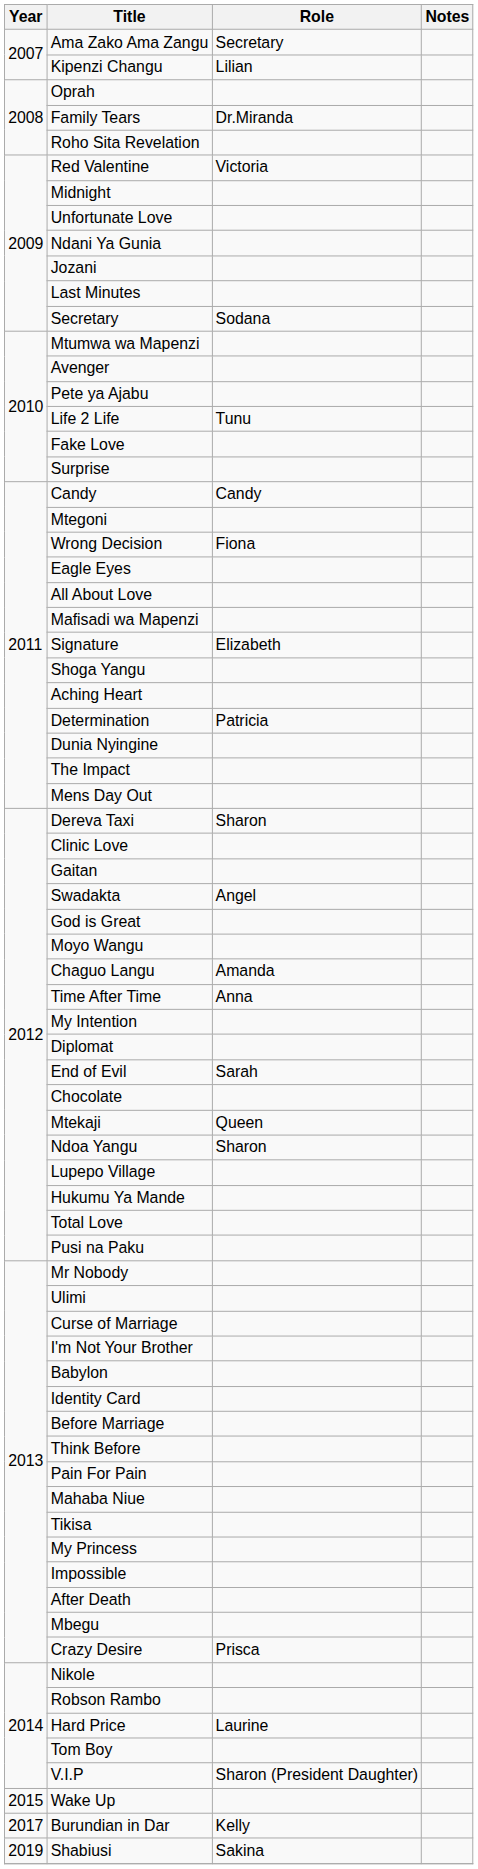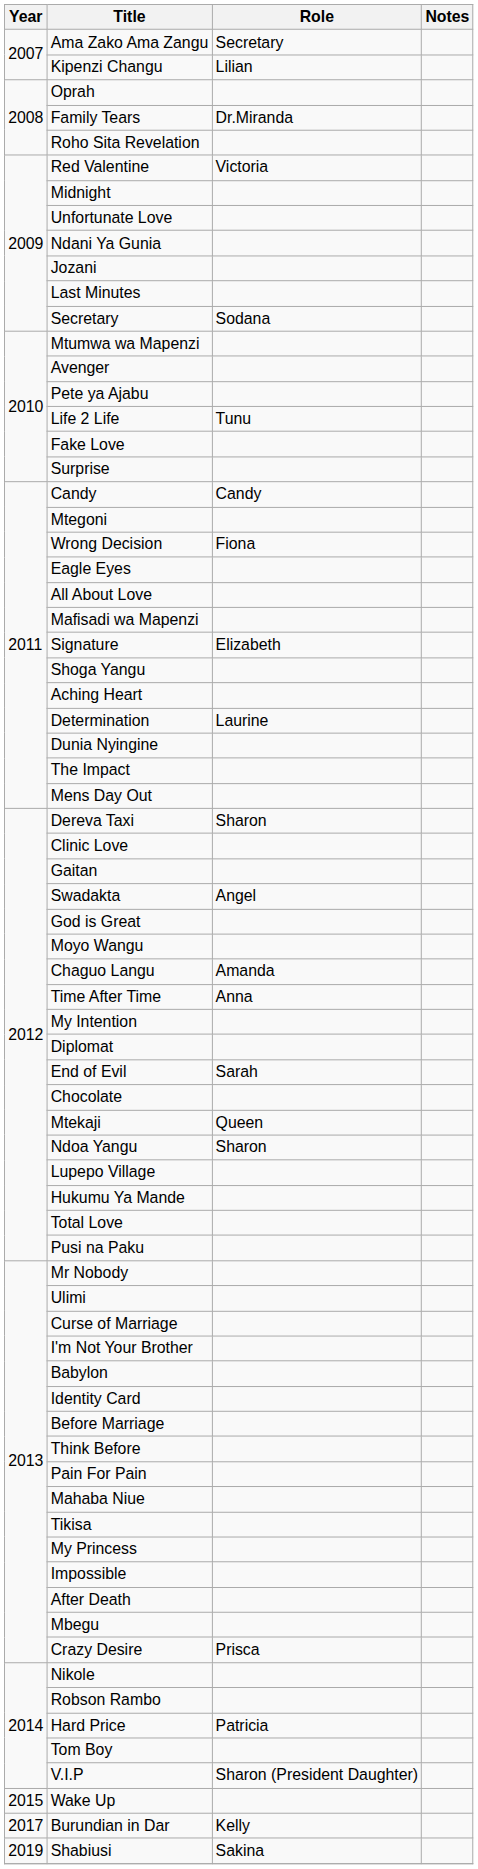(242, 720) Patricia -> (242, 720) Laurine
(242, 1725) Laurine -> (242, 1725) Patricia
